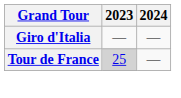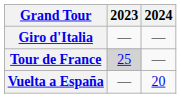+ row: (56, 81)
